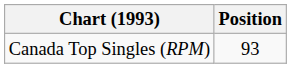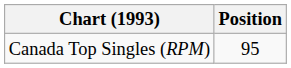(250, 48) 93 -> (250, 48) 95
